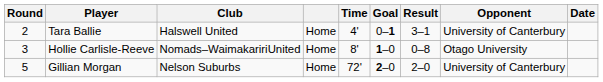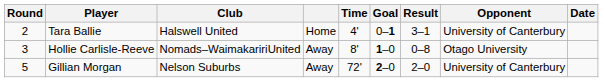(321, 49) Home -> (319, 49) Away
(321, 67) Home -> (319, 67) Away
